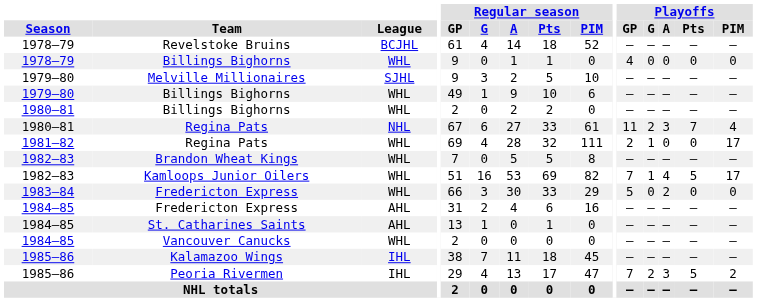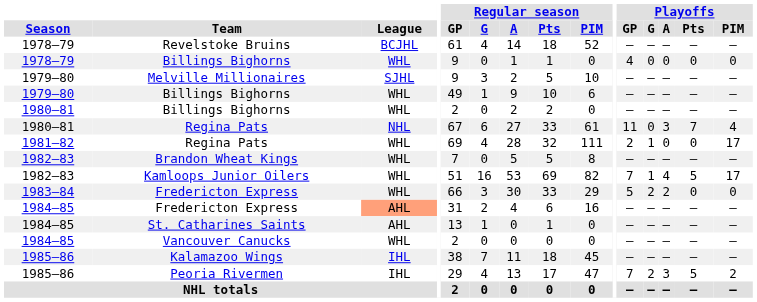(651, 126) 2 -> (651, 126) 0
(651, 192) 0 -> (651, 192) 2
(399, 208) no background -> (399, 208) lightsalmon background
